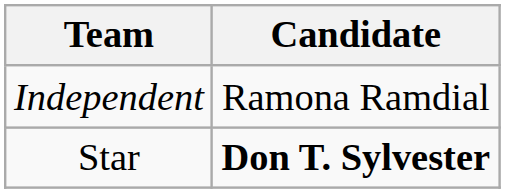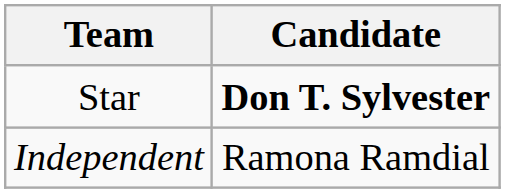rows swapped: (109, 156) <-> (109, 95)
